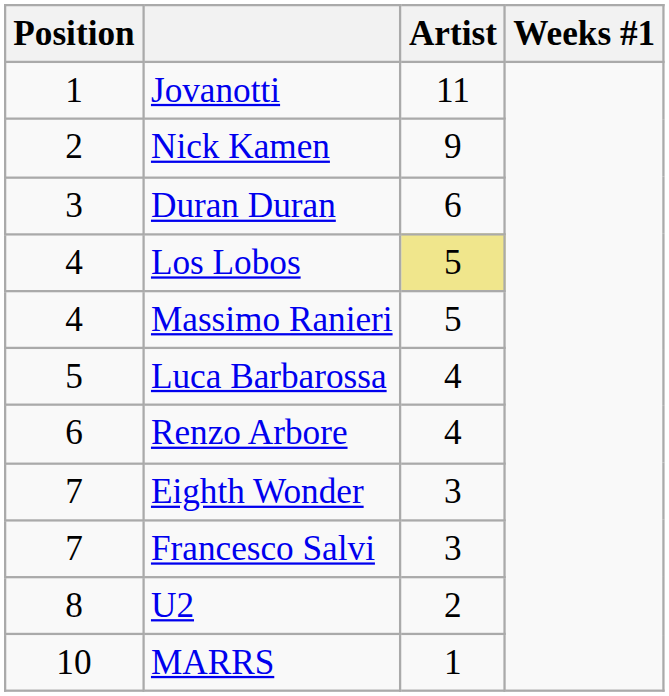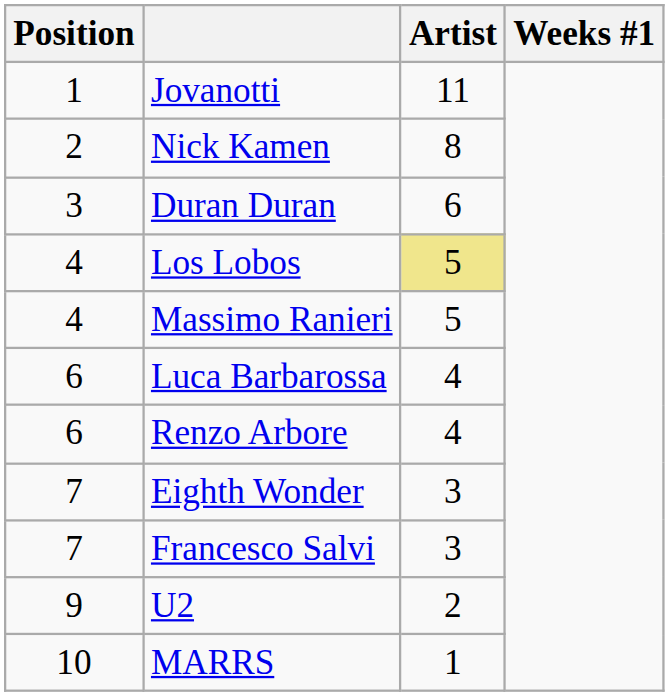(453, 146) 9 -> (453, 146) 8
(74, 375) 5 -> (74, 375) 6
(74, 604) 8 -> (74, 604) 9
